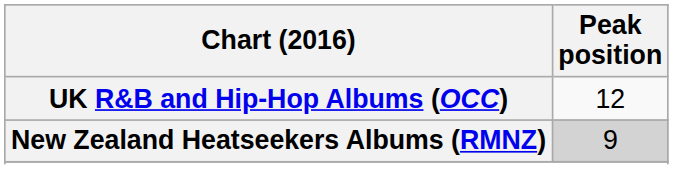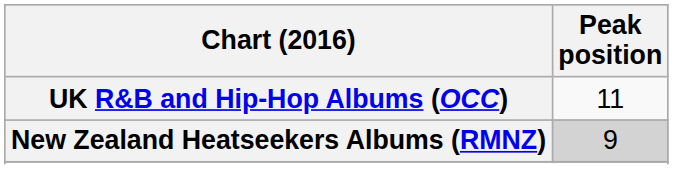(610, 98) 12 -> (610, 98) 11
